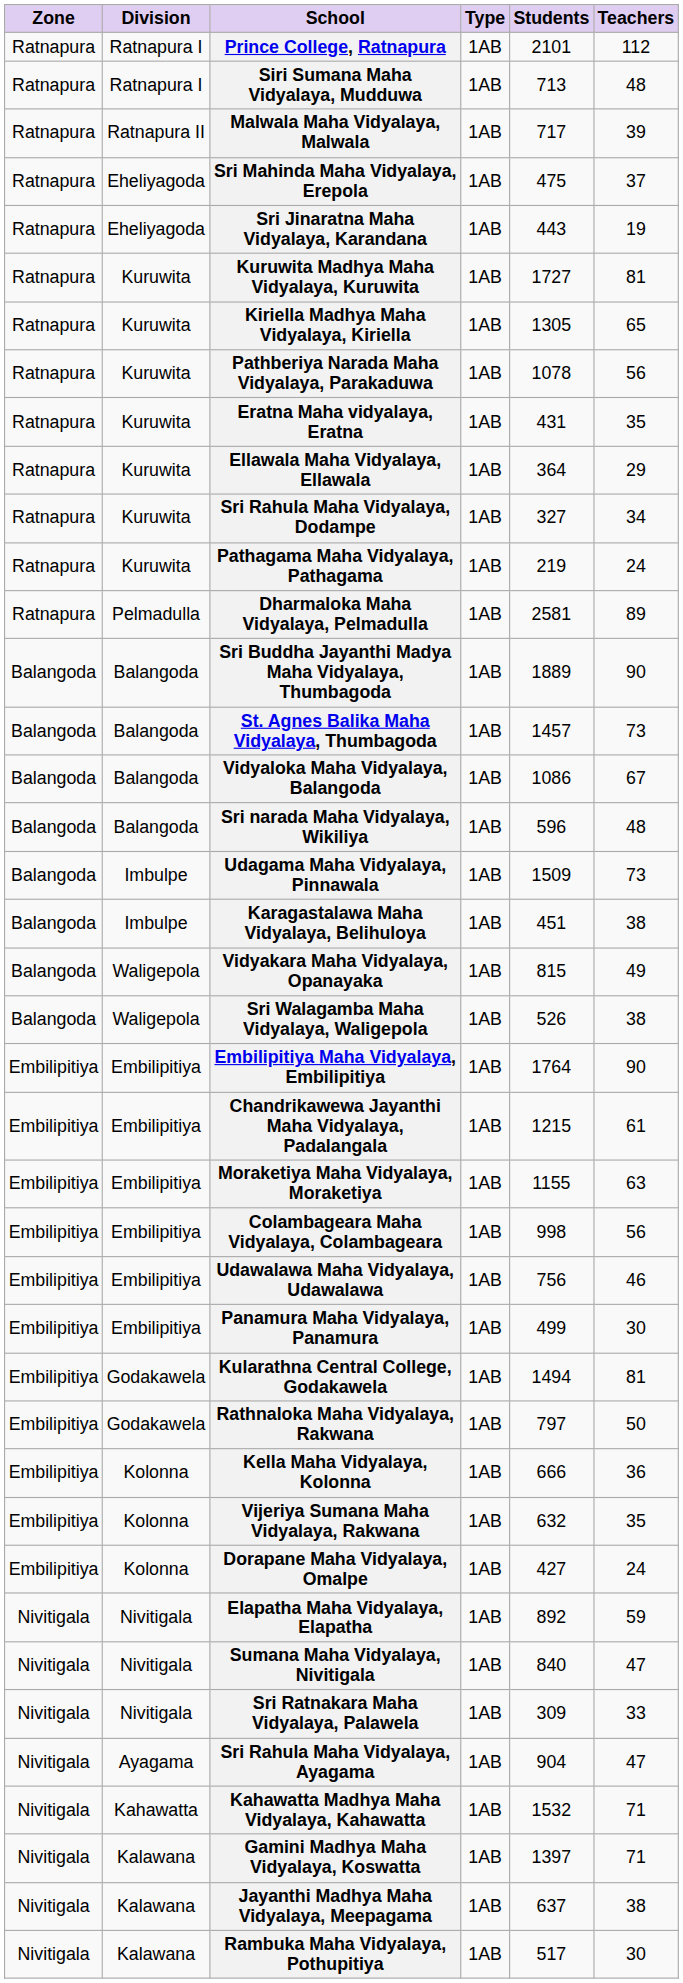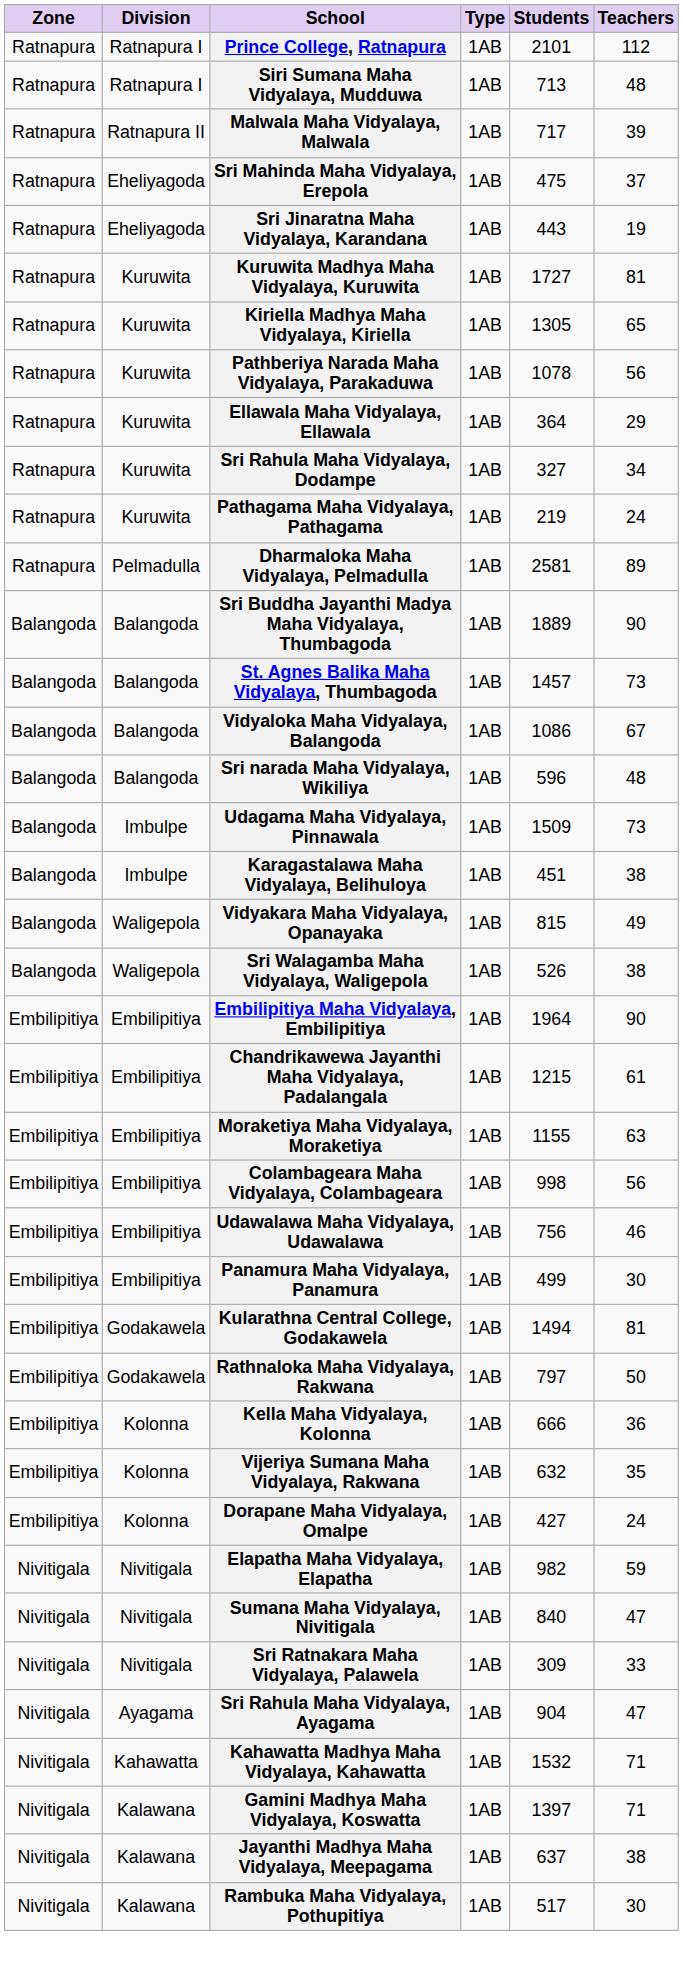- row: (335, 421)
(551, 1067) 1764 -> (551, 1019) 1964
(551, 1617) 892 -> (551, 1569) 982
